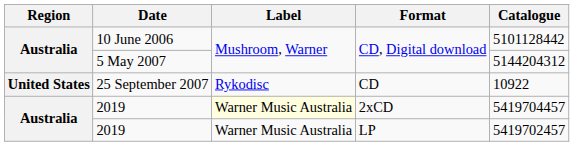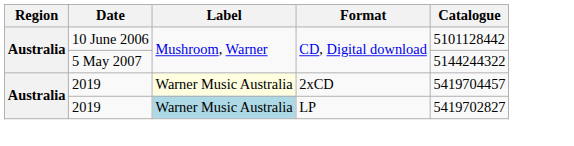(529, 61) 5144204312 -> (470, 61) 5144244322
- row: (152, 84)
(284, 130) no background -> (224, 107) lightblue background
(529, 130) 5419702457 -> (470, 107) 5419702827
